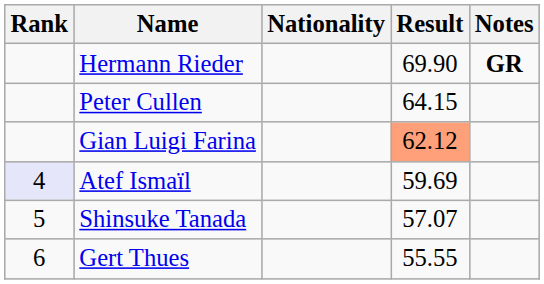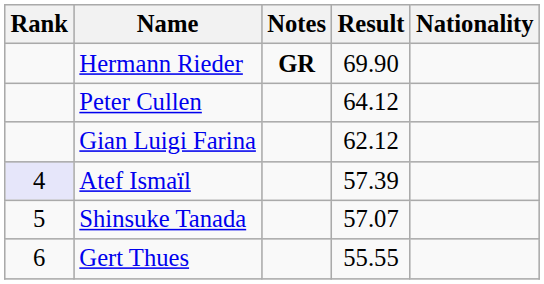columns swapped: (326, 24) <-> (504, 24)
(430, 102) 64.15 -> (371, 102) 64.12
(430, 141) lightsalmon background -> (371, 141) no background
(430, 180) 59.69 -> (371, 180) 57.39
